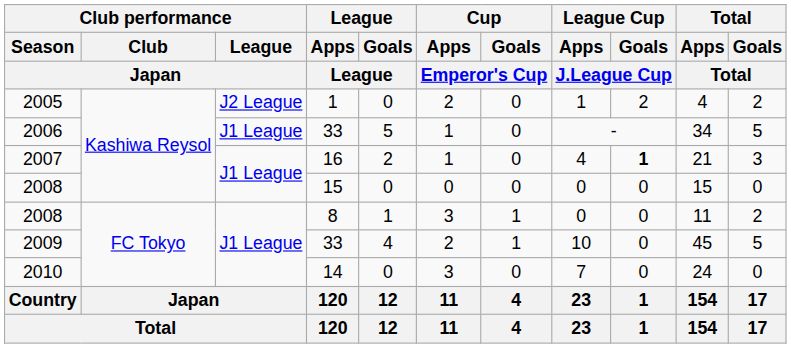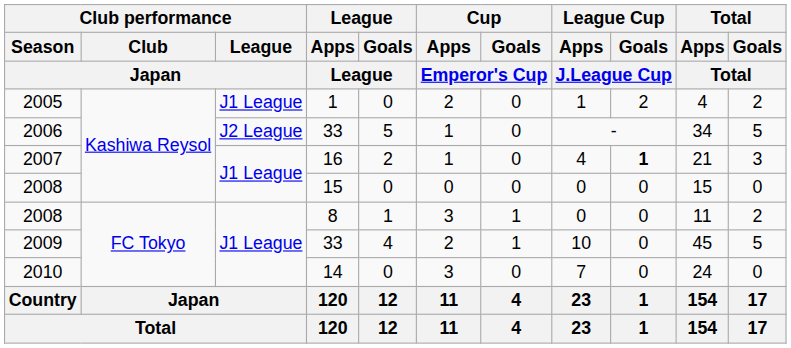(261, 103) J2 League -> (261, 103) J1 League
(261, 131) J1 League -> (261, 131) J2 League
